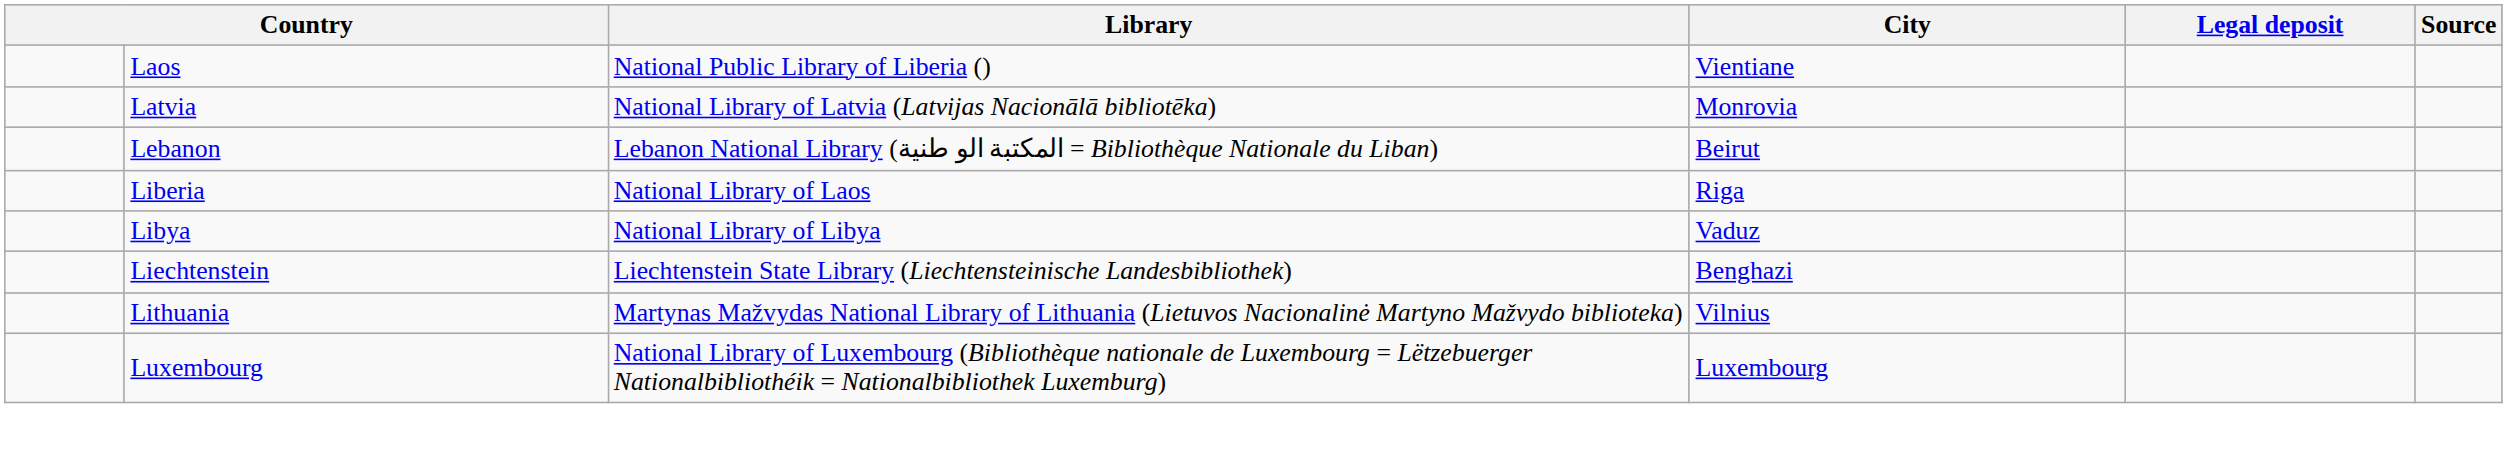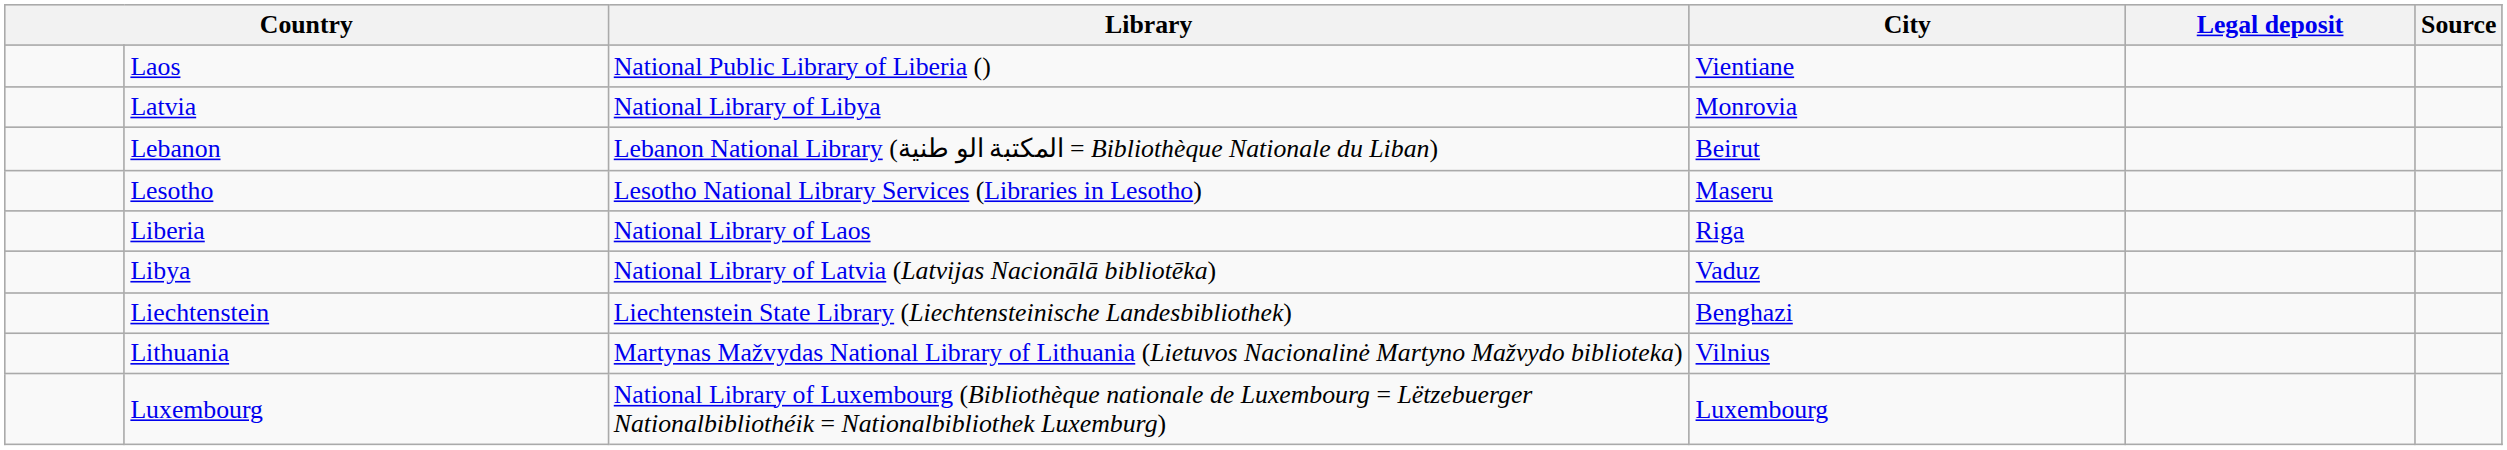(915, 106) National Library of Latvia (Latvijas Nacionālā bibliotēka) -> (747, 106) National Library of Libya
+ row: (172, 189)
(747, 230) National Library of Libya -> (915, 271) National Library of Latvia (Latvijas Nacionālā bibliotēka)
